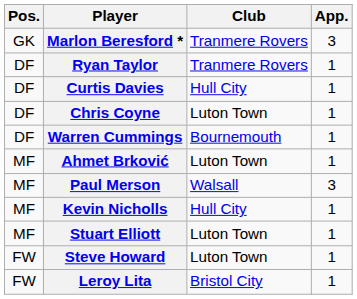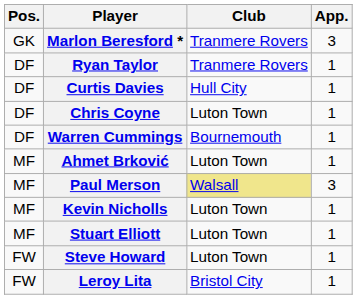(214, 185) no background -> (214, 185) khaki background
(218, 209) Hull City -> (229, 209) Luton Town
